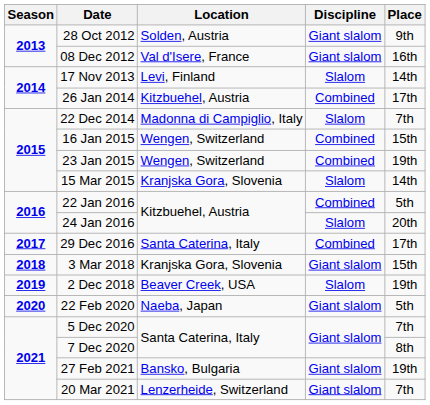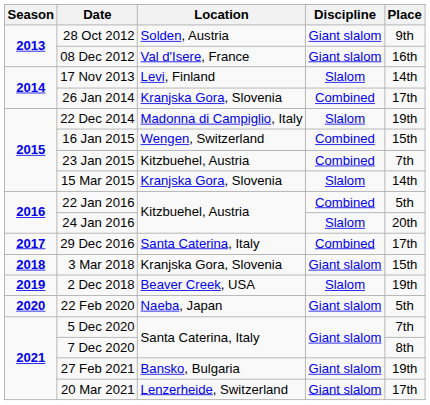(195, 98) Kitzbuehel, Austria -> (211, 98) Kranjska Gora, Slovenia
(405, 118) 7th -> (405, 118) 19th
(202, 160) Wengen, Switzerland -> (195, 160) Kitzbuehel, Austria
(405, 160) 19th -> (405, 160) 7th
(405, 389) 7th -> (405, 389) 17th
